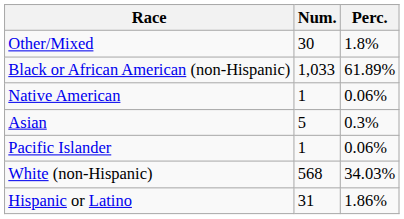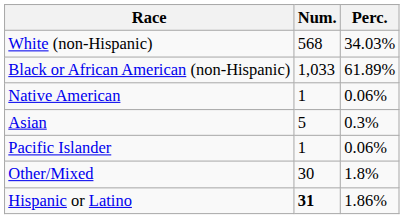rows swapped: (80, 174) <-> (51, 43)
(306, 200) normal -> (306, 200) bold
